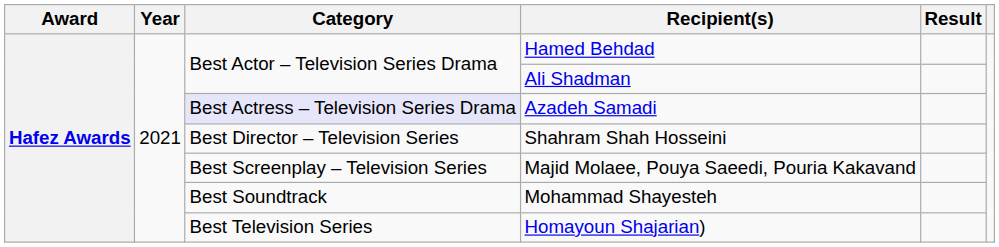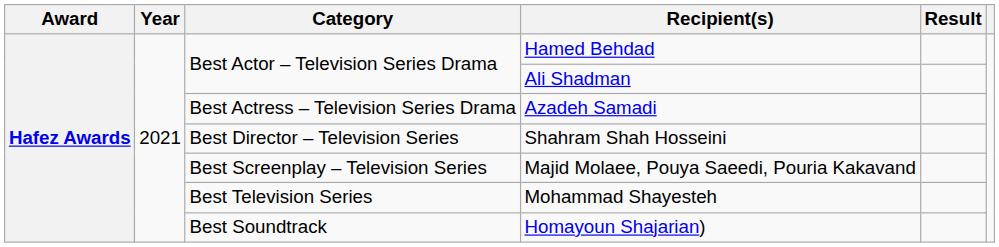(353, 108) lavender background -> (353, 108) no background
(258, 197) Best Soundtrack -> (281, 197) Best Television Series
(281, 227) Best Television Series -> (258, 227) Best Soundtrack
